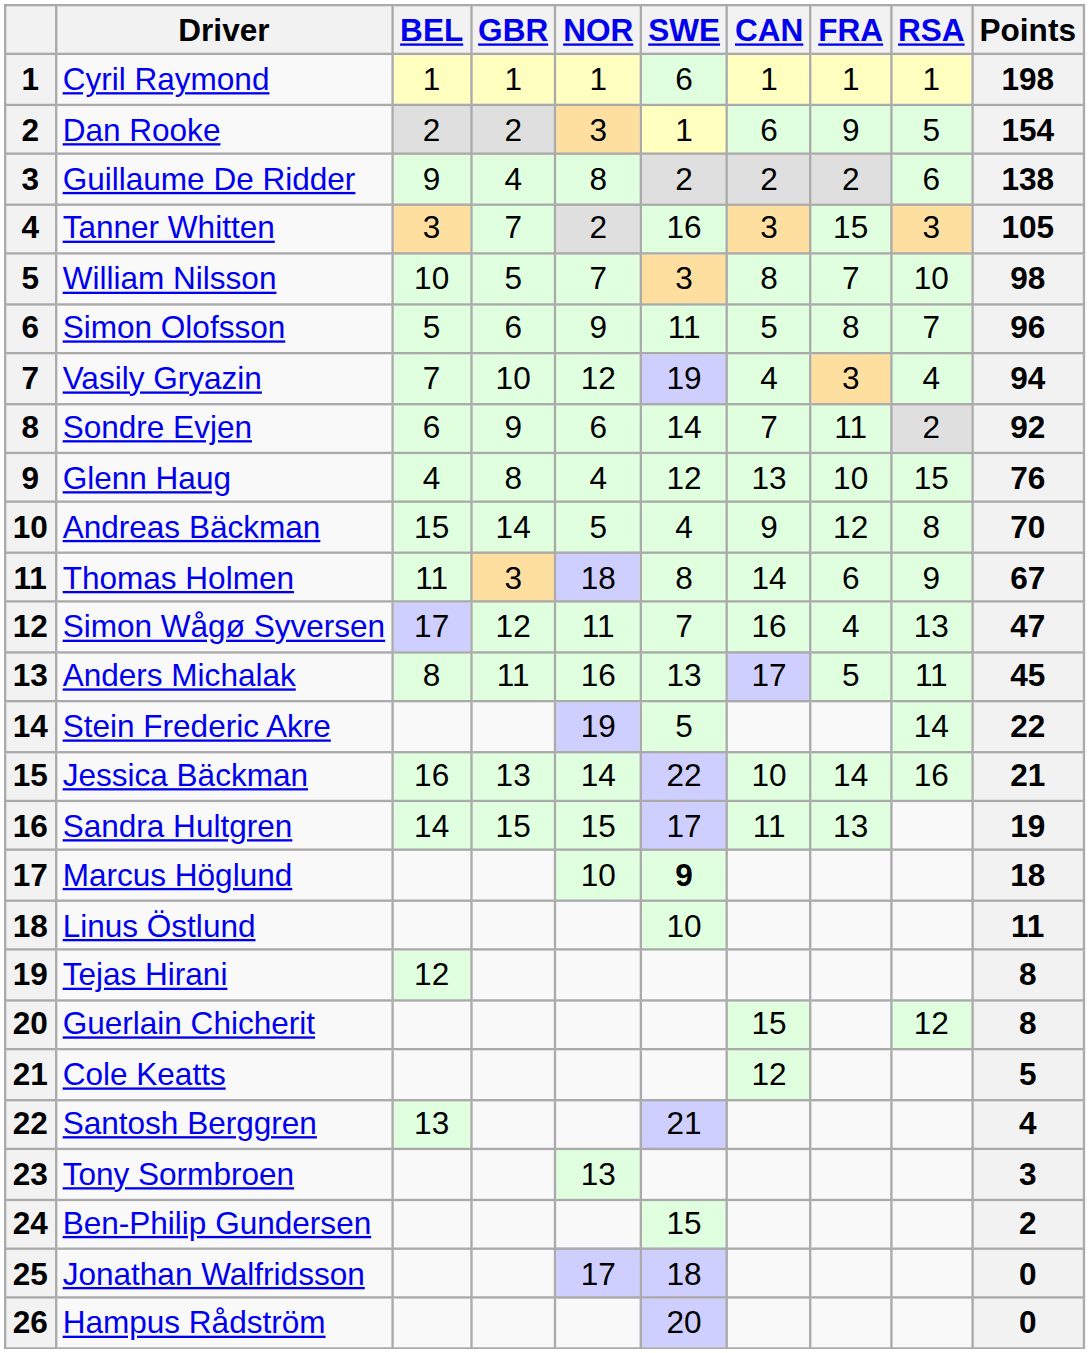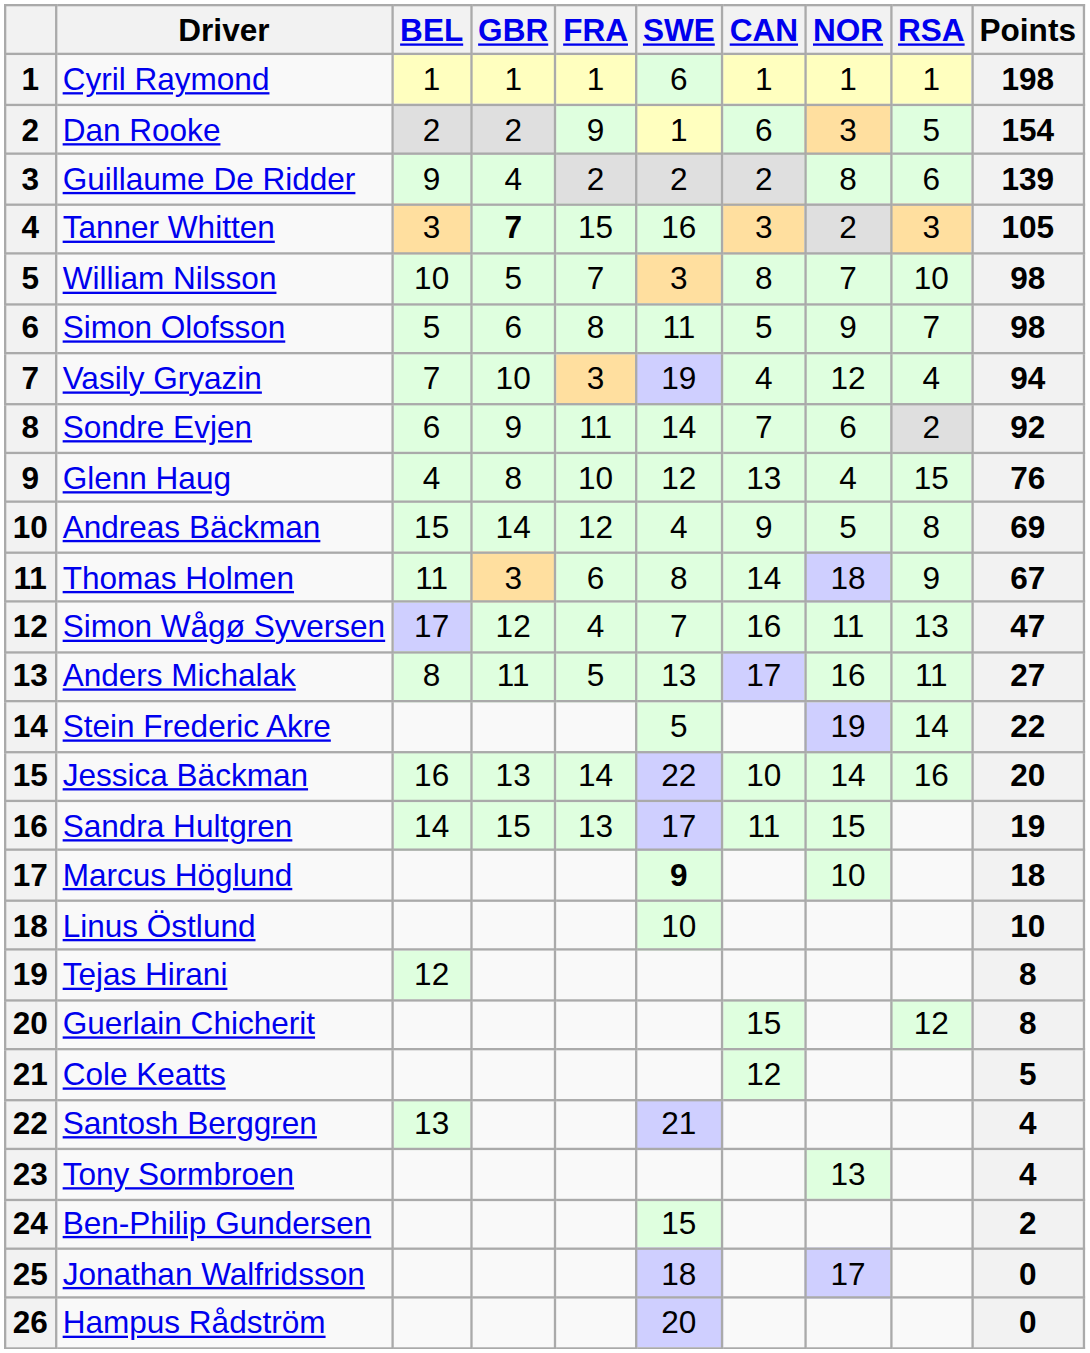columns swapped: (598, 30) <-> (851, 30)
(1028, 179) 138 -> (1028, 179) 139
(513, 229) normal -> (513, 229) bold
(1028, 328) 96 -> (1028, 328) 98
(1028, 527) 70 -> (1028, 527) 69
(1028, 676) 45 -> (1028, 676) 27
(1028, 776) 21 -> (1028, 776) 20
(1028, 925) 11 -> (1028, 925) 10
(1028, 1174) 3 -> (1028, 1174) 4
